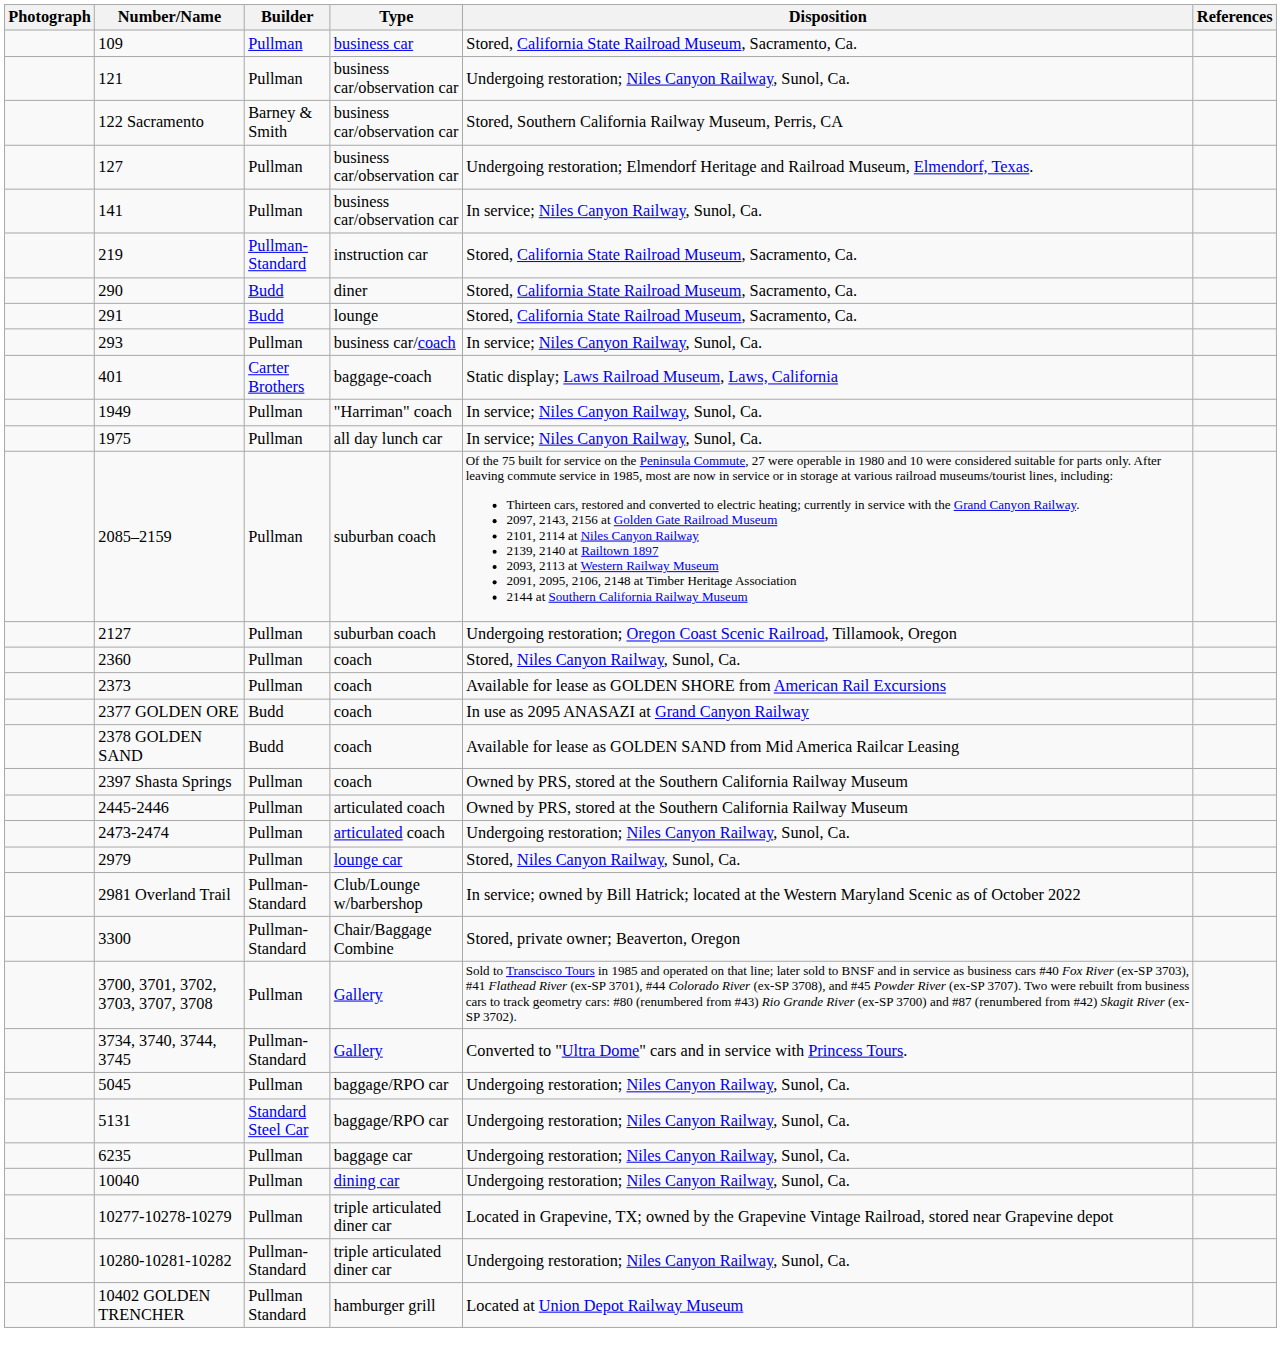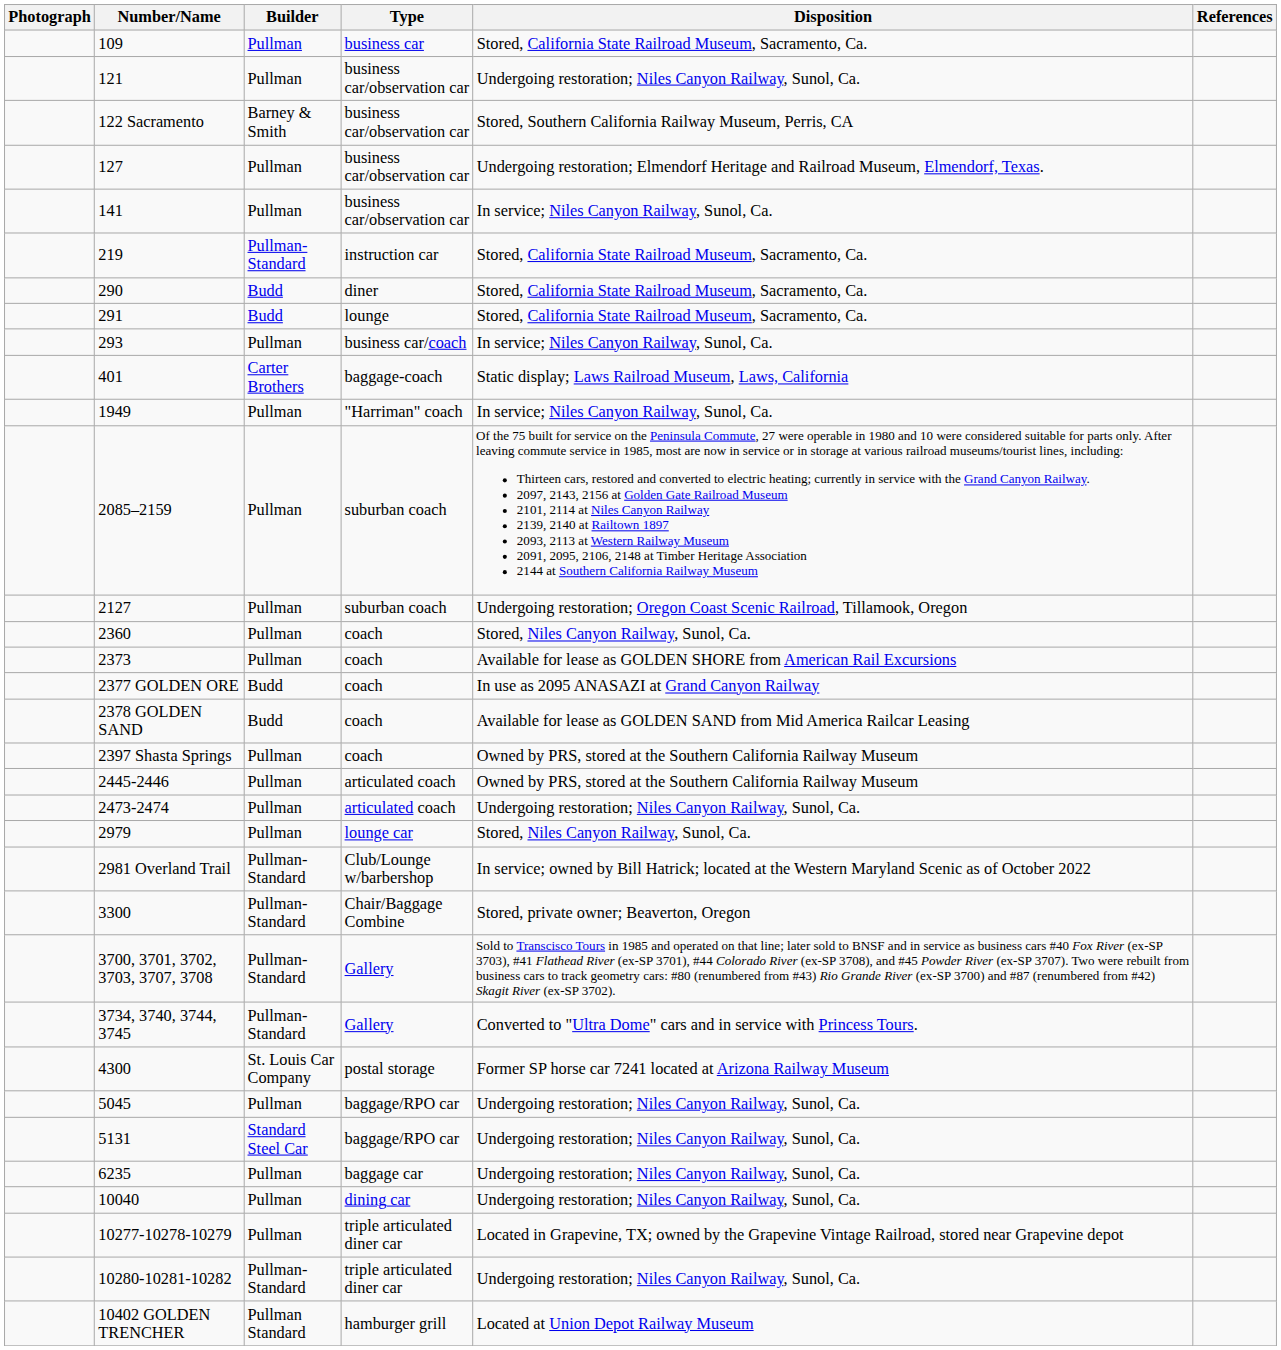- row: (115, 438)
(275, 994) Pullman -> (277, 968) Pullman-Standard
+ row: (115, 1068)
